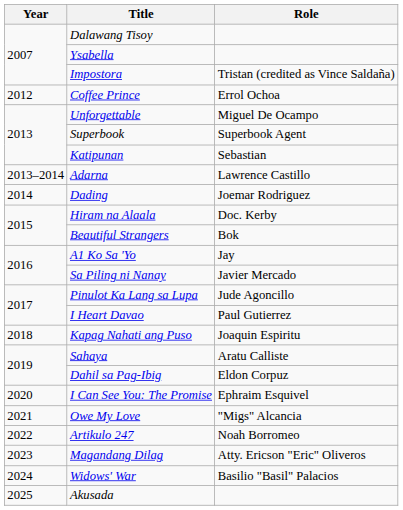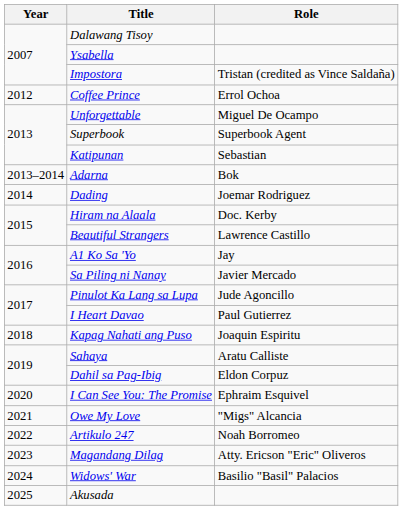(264, 174) Lawrence Castillo -> (228, 174) Bok
(228, 235) Bok -> (264, 235) Lawrence Castillo
